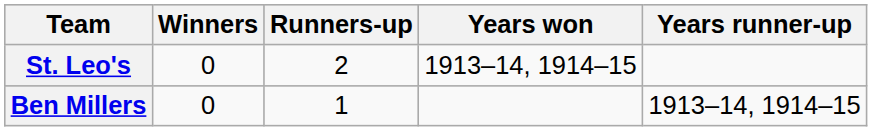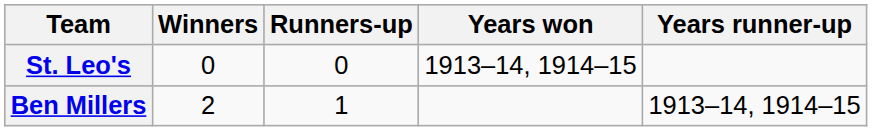(341, 65) 2 -> (341, 65) 0
(208, 105) 0 -> (208, 105) 2
